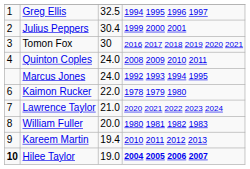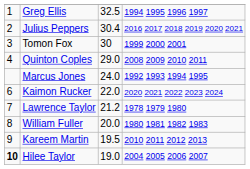(155, 28) 1999 2000 2001 -> (184, 28) 2016 2017 2018 2019 2020 2021
(184, 44) 2016 2017 2018 2019 2020 2021 -> (155, 44) 1999 2000 2001
(110, 60) 24.0 -> (110, 60) 29.0
(155, 92) 1978 1979 1980 -> (174, 92) 2020 2021 2022 2023 2024
(110, 108) 21.0 -> (110, 108) 21.2
(174, 108) 2020 2021 2022 2023 2024 -> (155, 108) 1978 1979 1980
(110, 140) 19.4 -> (110, 140) 19.5
(166, 156) bold -> (166, 156) normal
